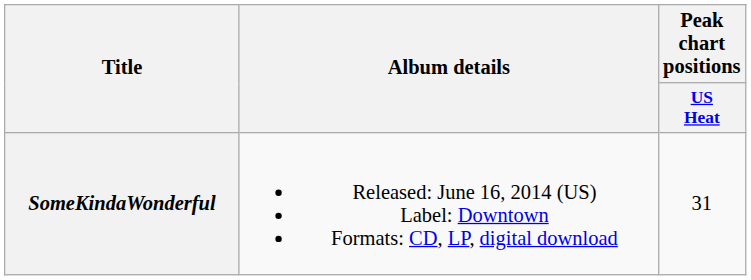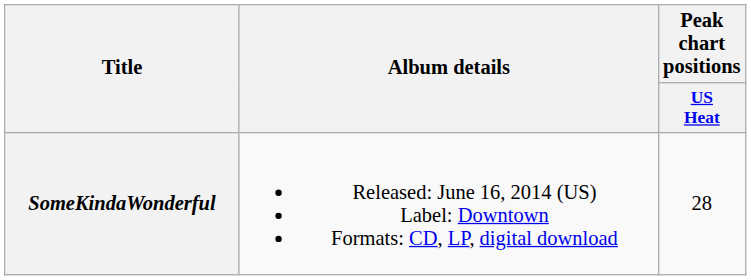(702, 203) 31 -> (702, 203) 28
